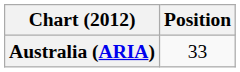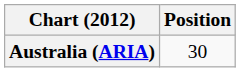(198, 50) 33 -> (198, 50) 30
